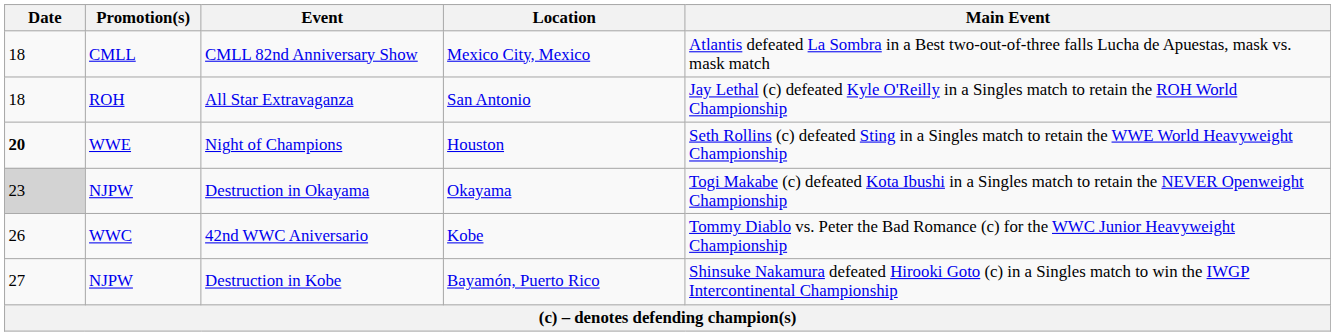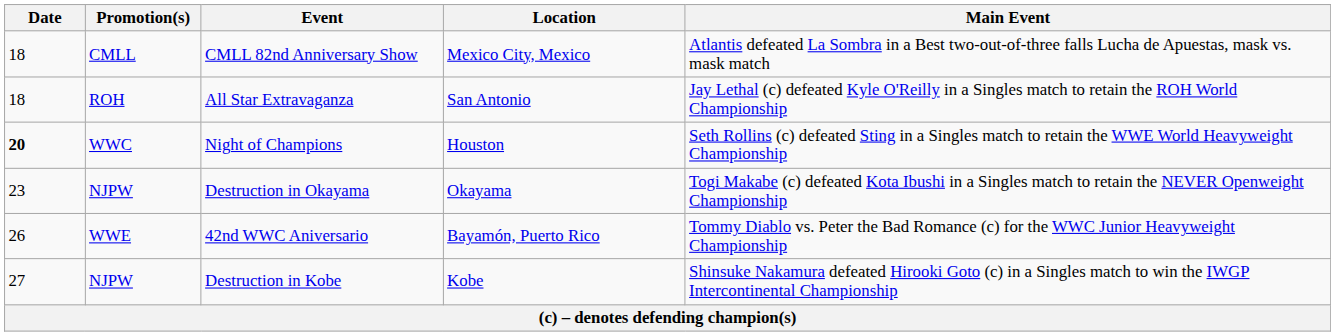(110, 145) WWE -> (111, 145) WWC
(17, 190) lightgrey background -> (17, 190) no background
(111, 236) WWC -> (110, 236) WWE
(465, 236) Kobe -> (523, 236) Bayamón, Puerto Rico
(523, 281) Bayamón, Puerto Rico -> (465, 281) Kobe
